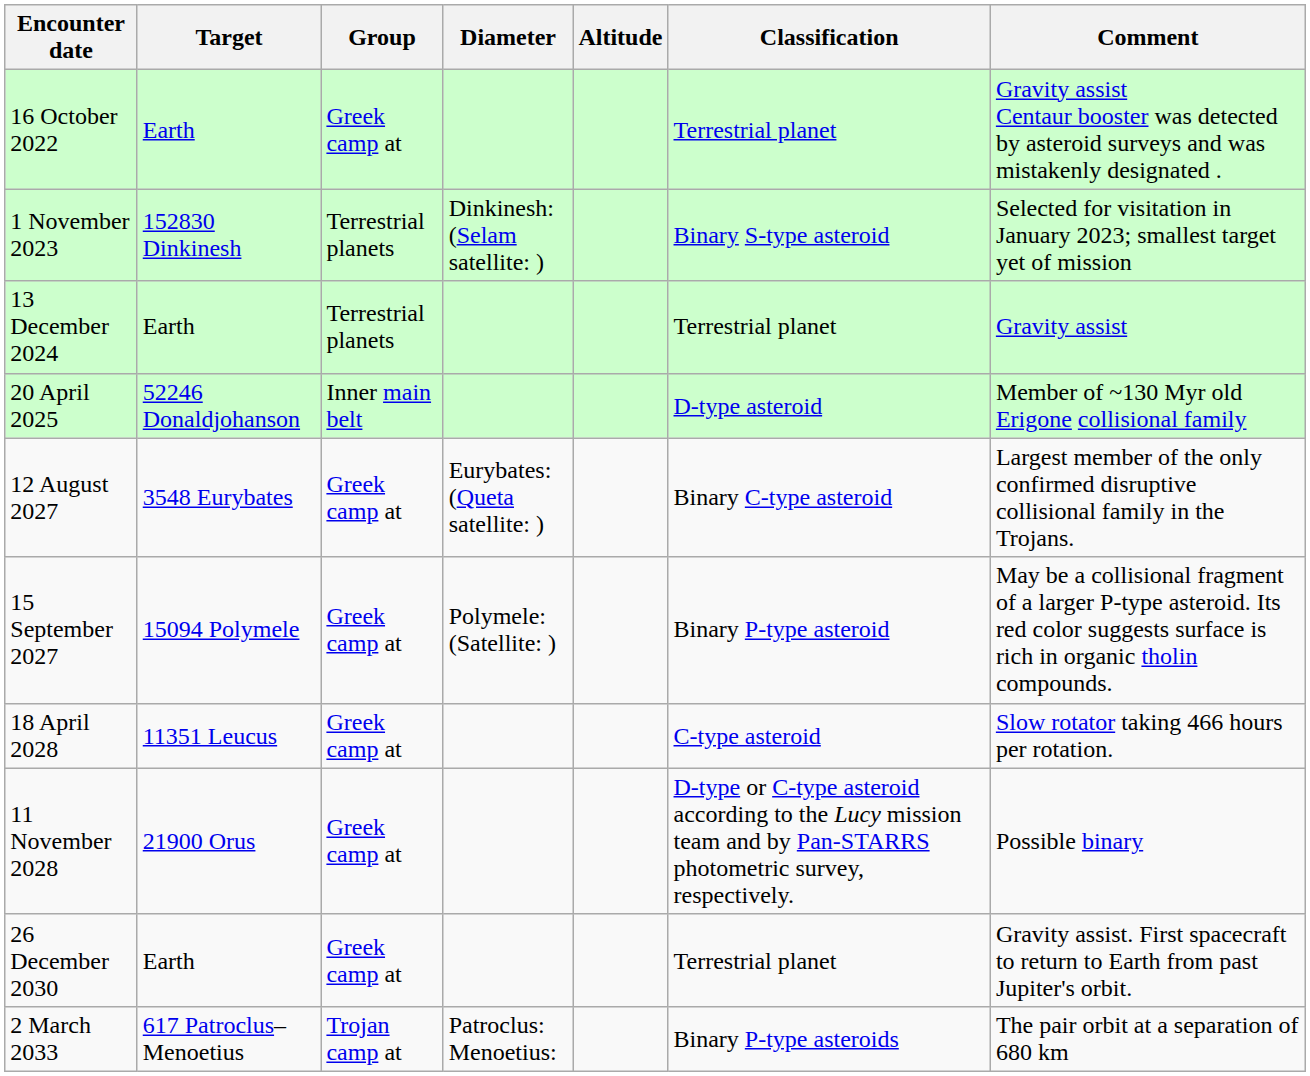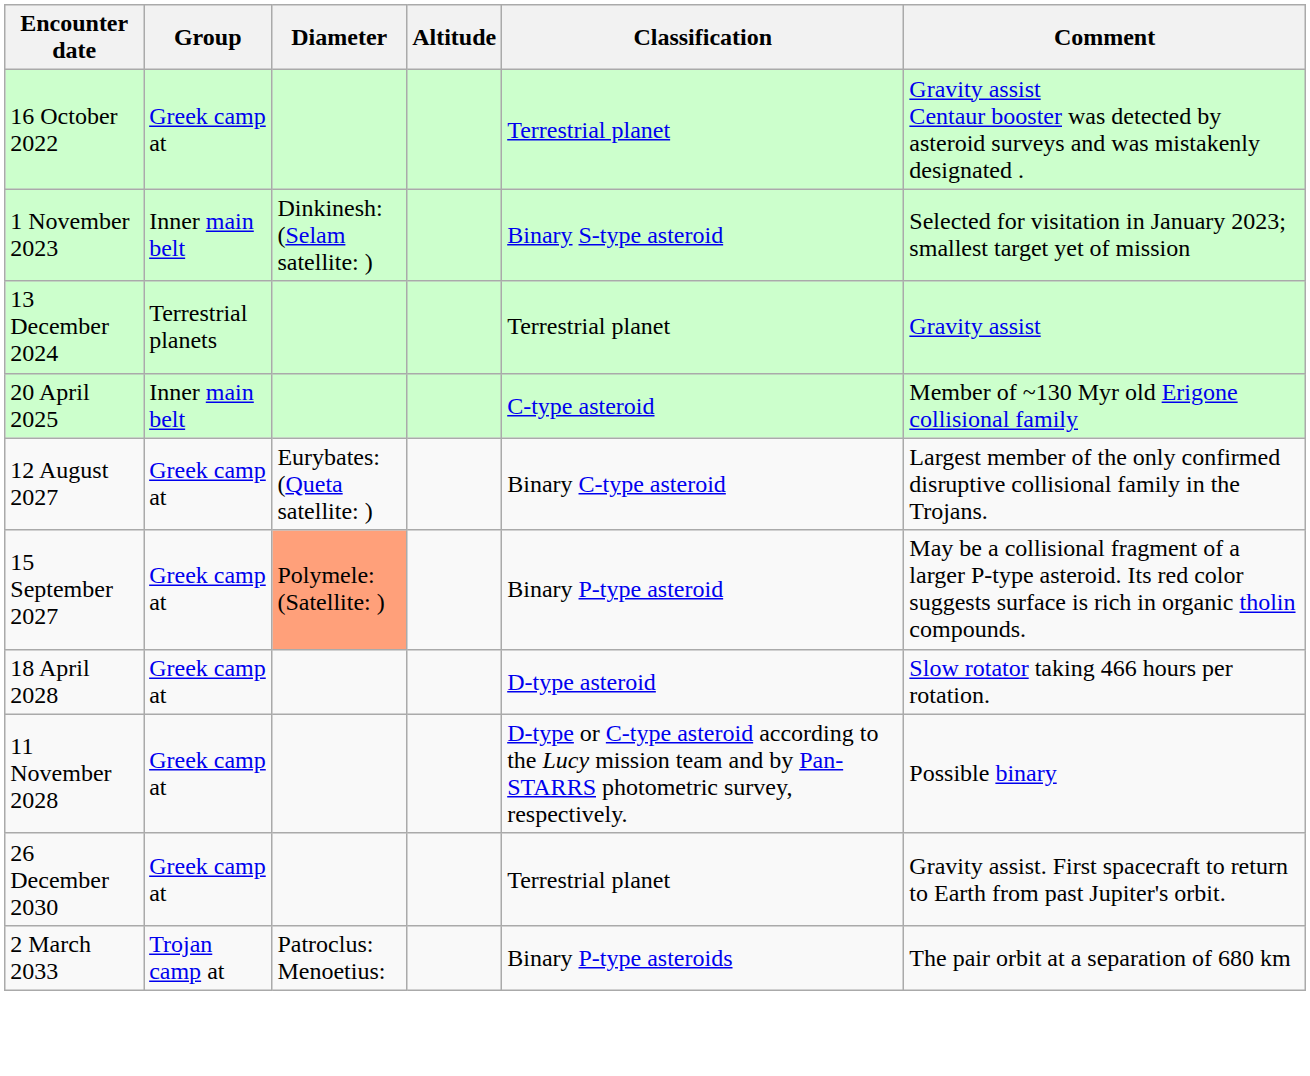- column: (229, 37)
(376, 234) Terrestrial planets -> (201, 234) Inner main belt
(748, 405) D-type asteroid -> (581, 405) C-type asteroid
(502, 629) no background -> (331, 589) lightsalmon background
(747, 735) C-type asteroid -> (582, 681) D-type asteroid
